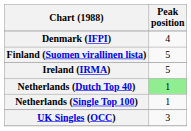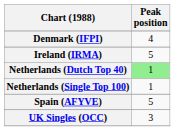- row: (76, 54)
+ row: (68, 102)
